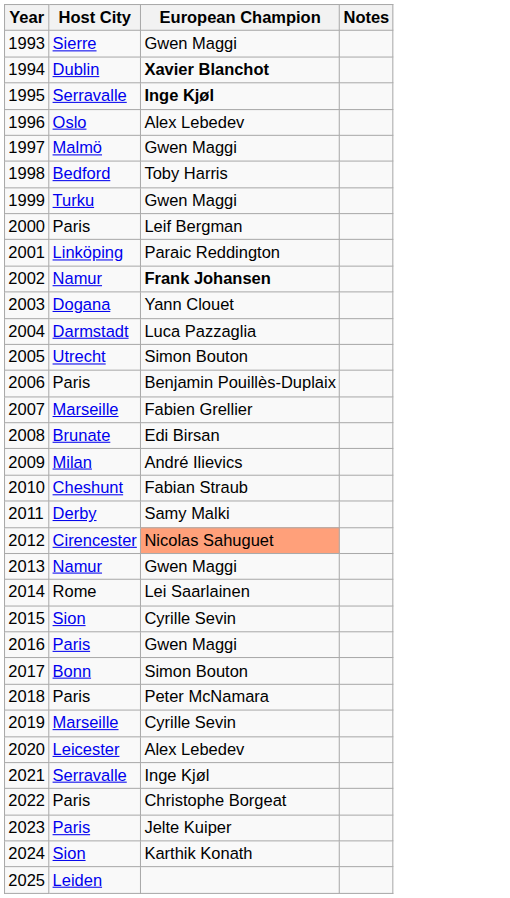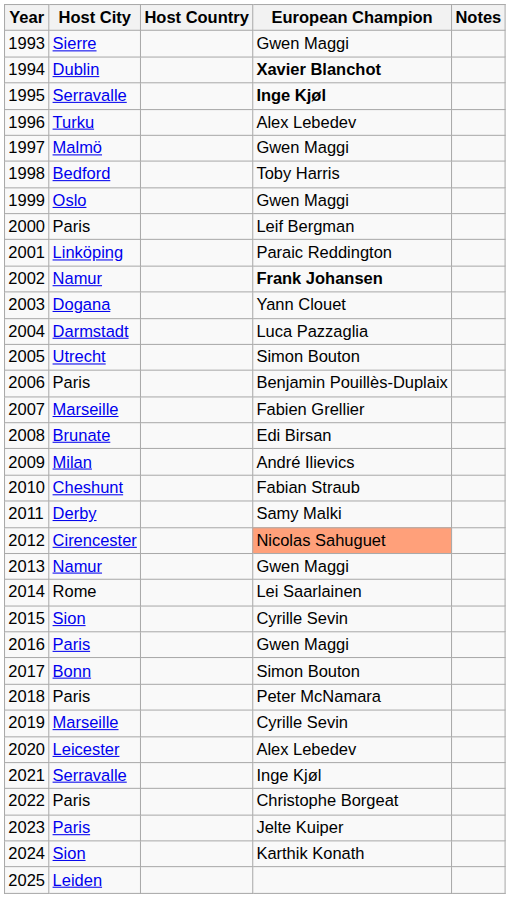+ column: (197, 17)
(70, 122) Oslo -> (73, 122) Turku
(73, 200) Turku -> (70, 200) Oslo
